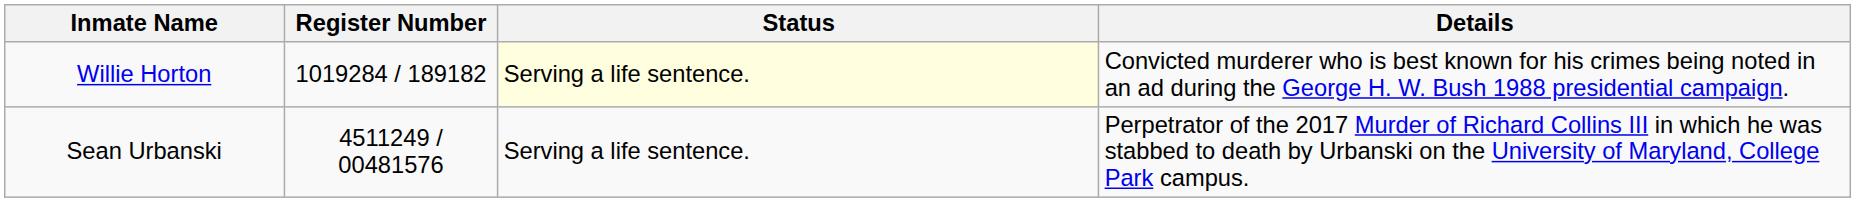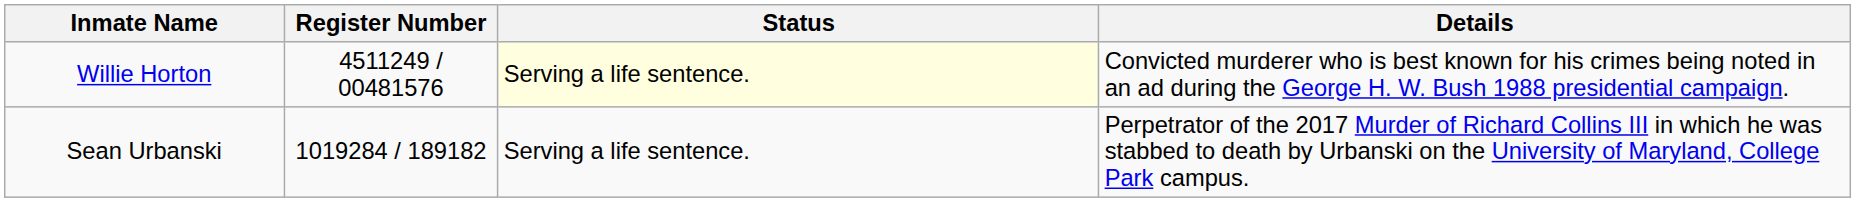(391, 74) 1019284 / 189182 -> (391, 74) 4511249 / 00481576
(391, 151) 4511249 / 00481576 -> (391, 151) 1019284 / 189182
